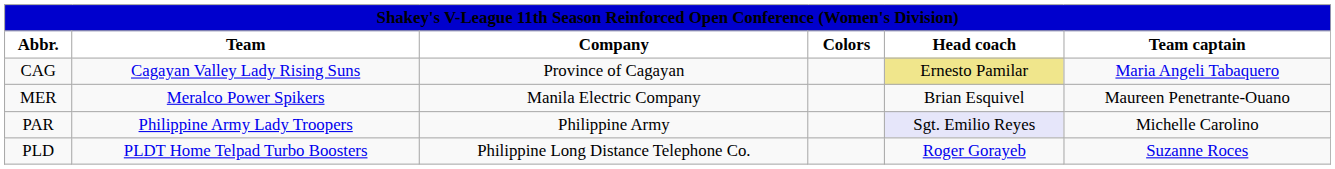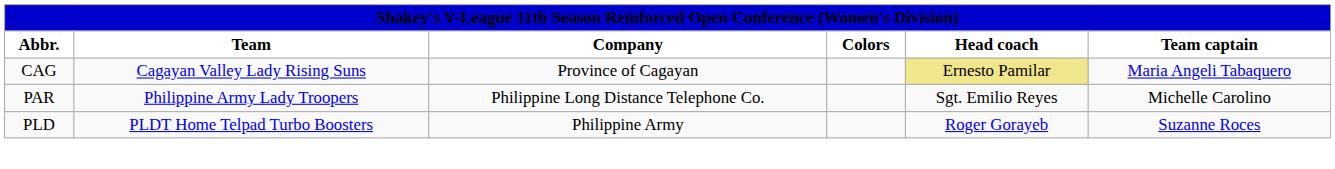- row: (38, 97)
(614, 124) Philippine Army -> (628, 97) Philippine Long Distance Telephone Co.
(974, 124) lavender background -> (997, 97) no background
(614, 151) Philippine Long Distance Telephone Co. -> (628, 124) Philippine Army
